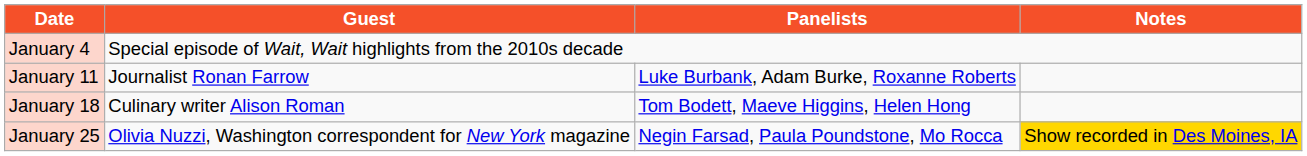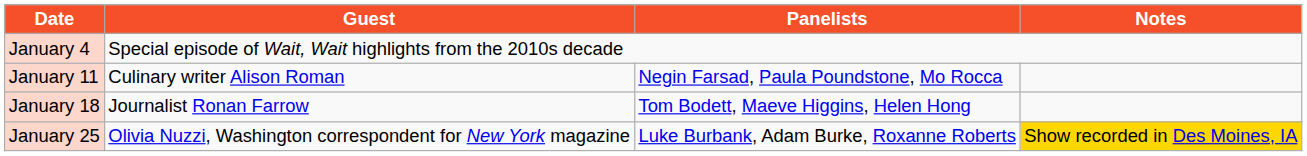(209, 77) Journalist Ronan Farrow -> (226, 77) Culinary writer Alison Roman
(827, 77) Luke Burbank, Adam Burke, Roxanne Roberts -> (821, 77) Negin Farsad, Paula Poundstone, Mo Rocca
(226, 106) Culinary writer Alison Roman -> (209, 106) Journalist Ronan Farrow
(821, 135) Negin Farsad, Paula Poundstone, Mo Rocca -> (827, 135) Luke Burbank, Adam Burke, Roxanne Roberts
